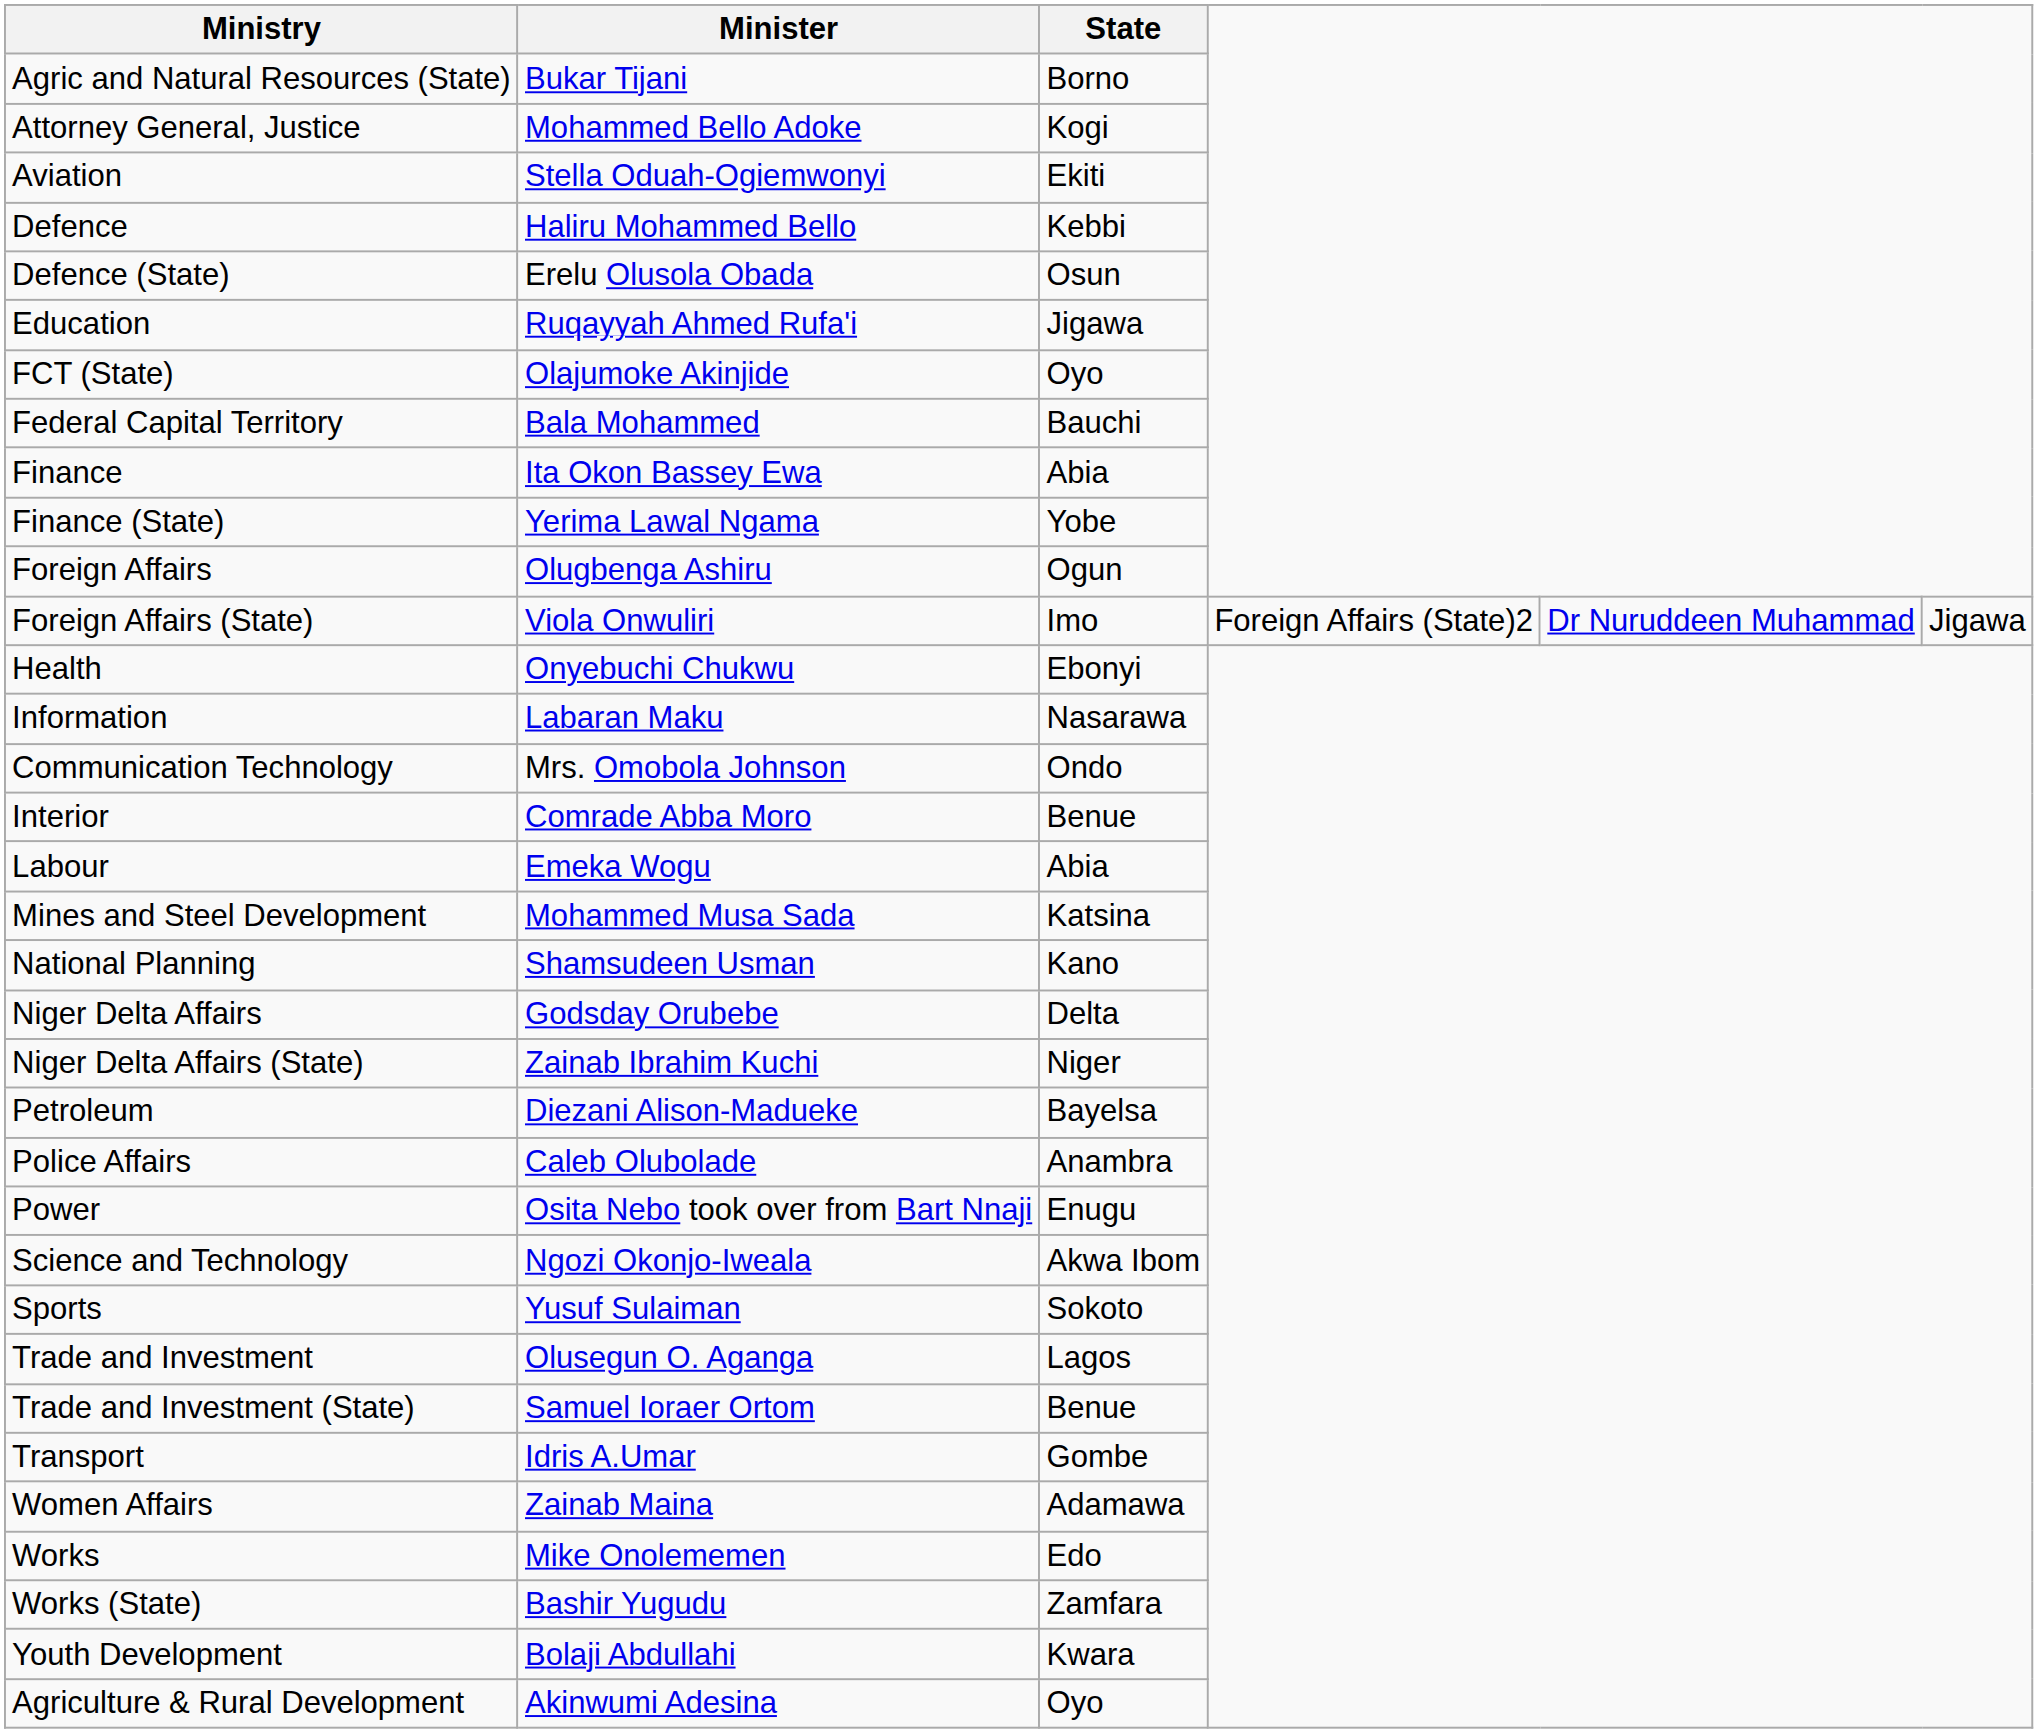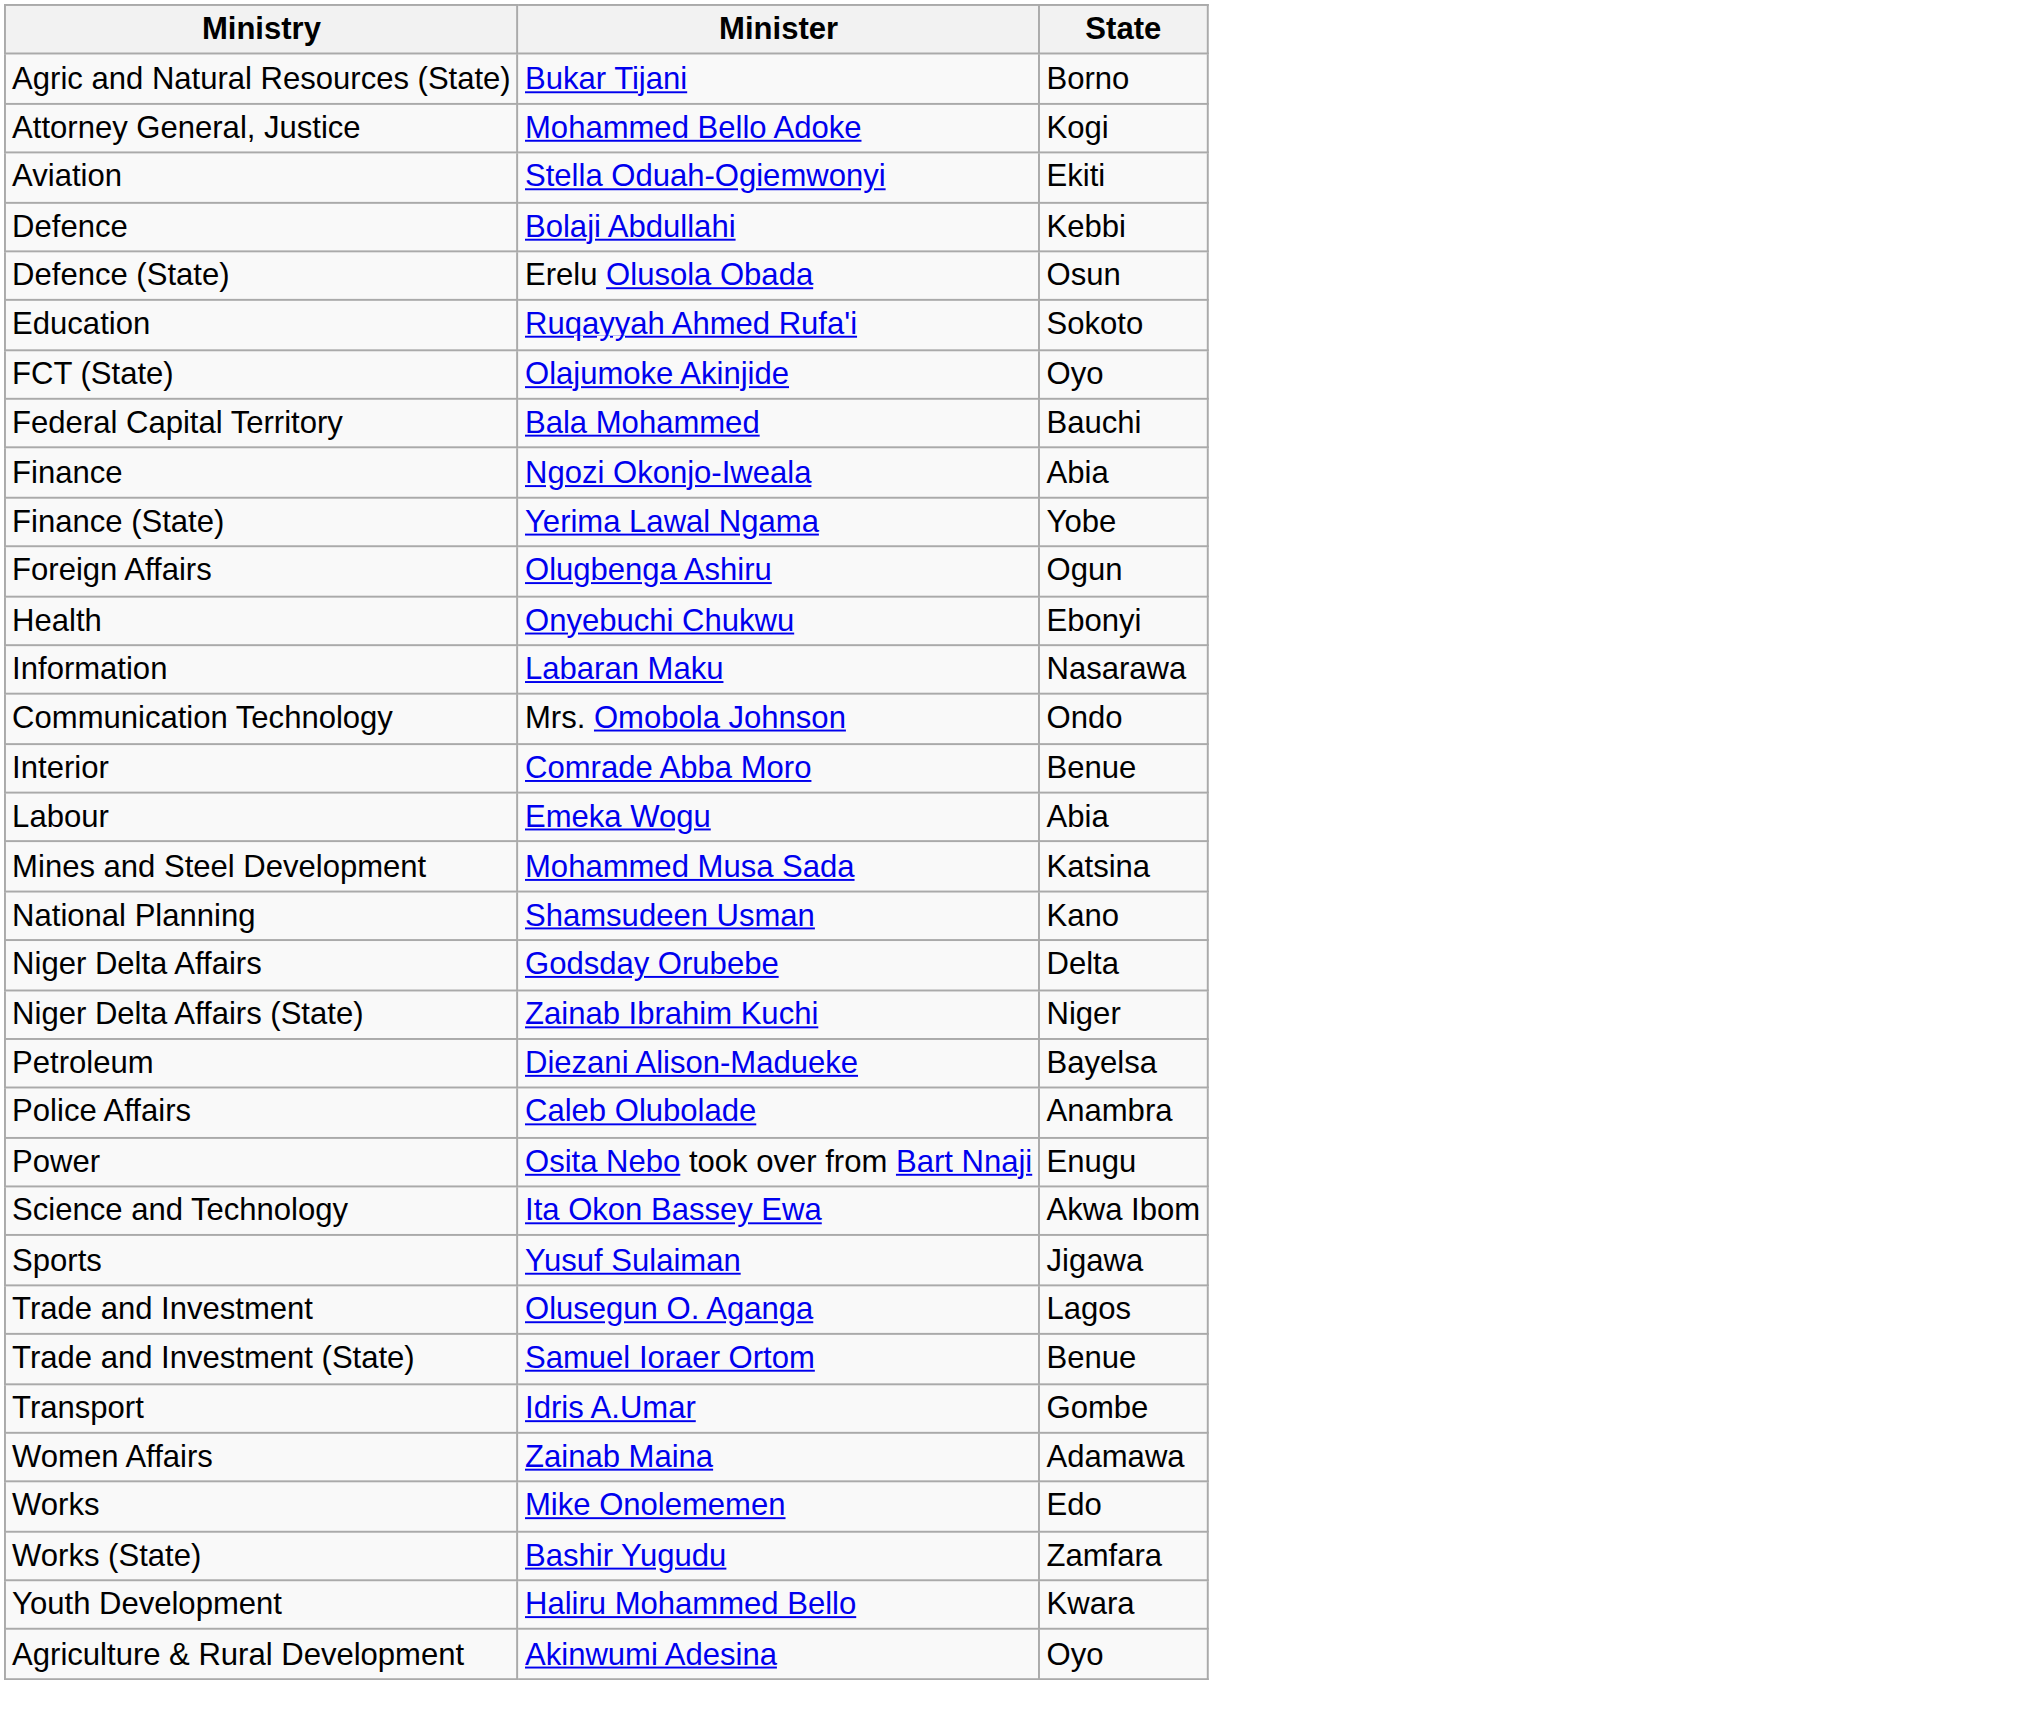(691, 226) Haliru Mohammed Bello -> (630, 226) Bolaji Abdullahi
(1095, 324) Jigawa -> (1095, 324) Sokoto
(673, 472) Ita Okon Bassey Ewa -> (668, 472) Ngozi Okonjo-Iweala
- row: (163, 619)
(668, 1259) Ngozi Okonjo-Iweala -> (673, 1210) Ita Okon Bassey Ewa
(1095, 1309) Sokoto -> (1095, 1259) Jigawa
(630, 1653) Bolaji Abdullahi -> (691, 1604) Haliru Mohammed Bello
